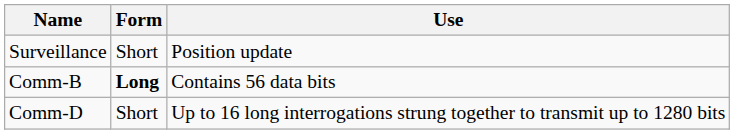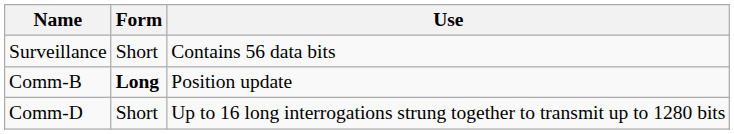(232, 50) Position update -> (253, 50) Contains 56 data bits
(253, 81) Contains 56 data bits -> (232, 81) Position update
